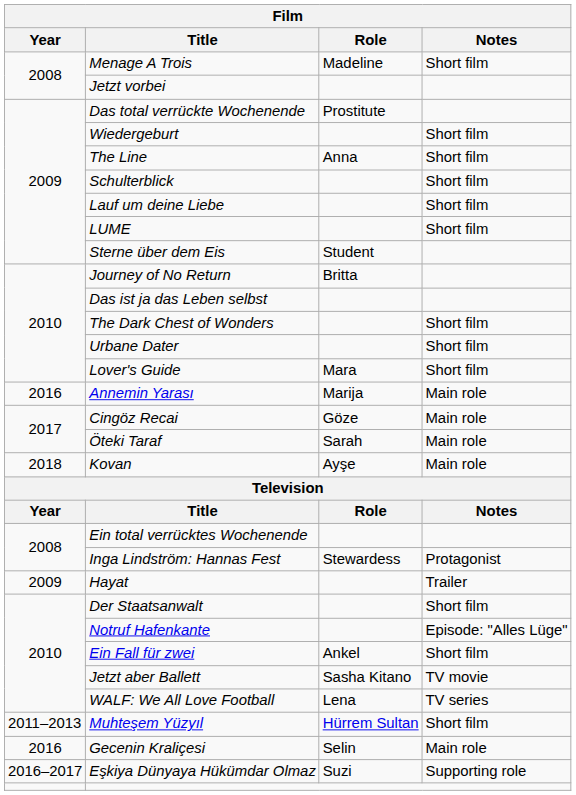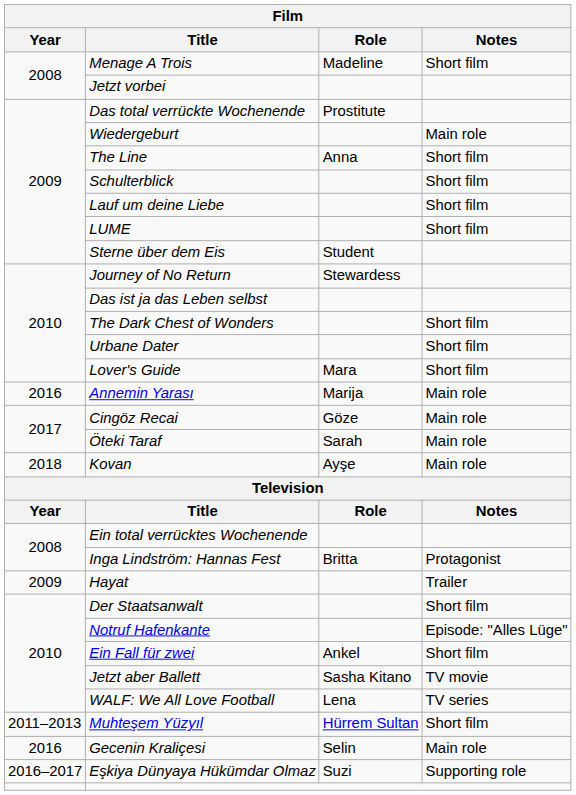(457, 134) Short film -> (456, 134) Main role
(340, 275) Britta -> (362, 275) Stewardess
(362, 559) Stewardess -> (340, 559) Britta
